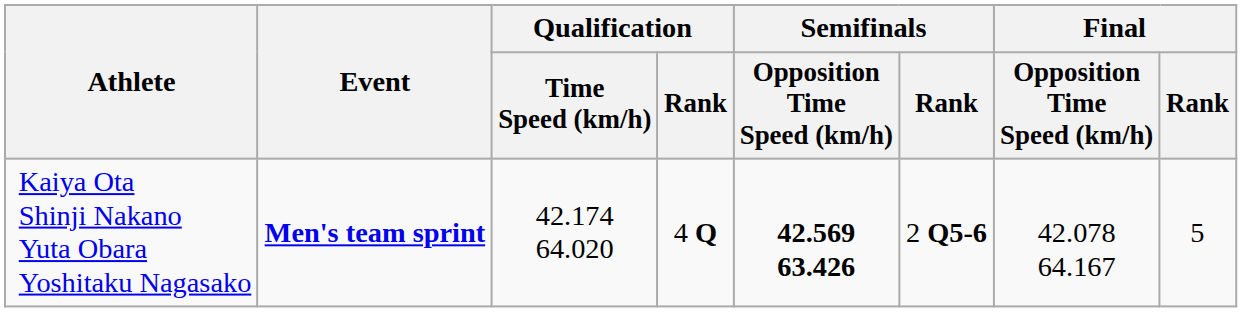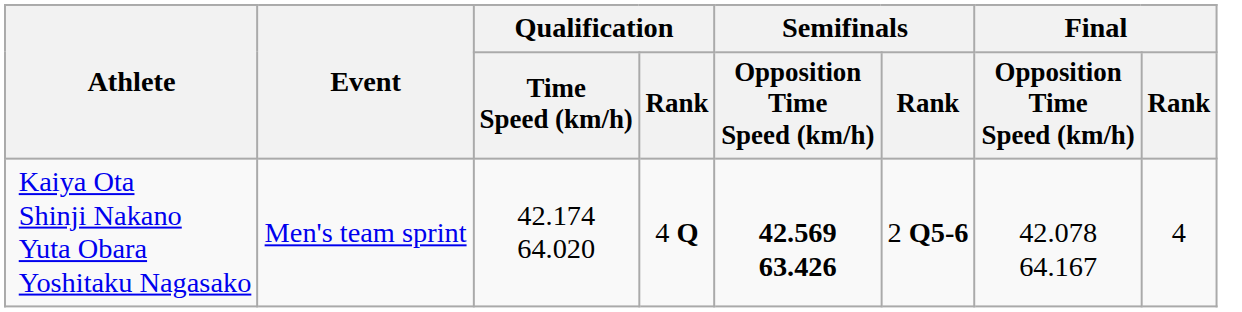(375, 232) bold -> (366, 232) normal
(1197, 232) 5 -> (1179, 232) 4
